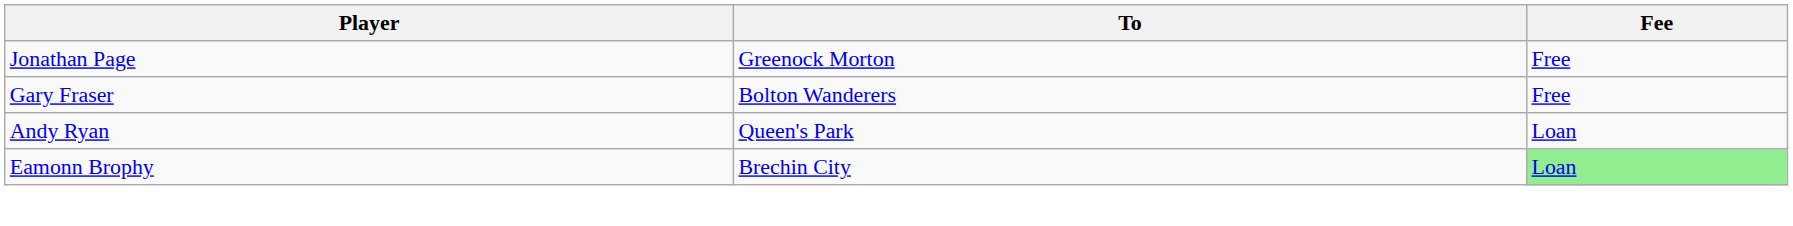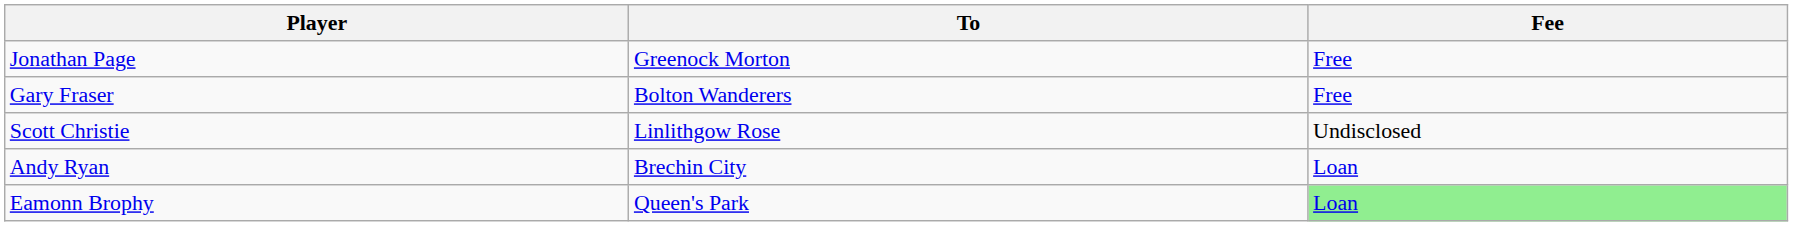+ row: (70, 131)
(796, 131) Queen's Park -> (690, 167) Brechin City
(795, 167) Brechin City -> (691, 203) Queen's Park
